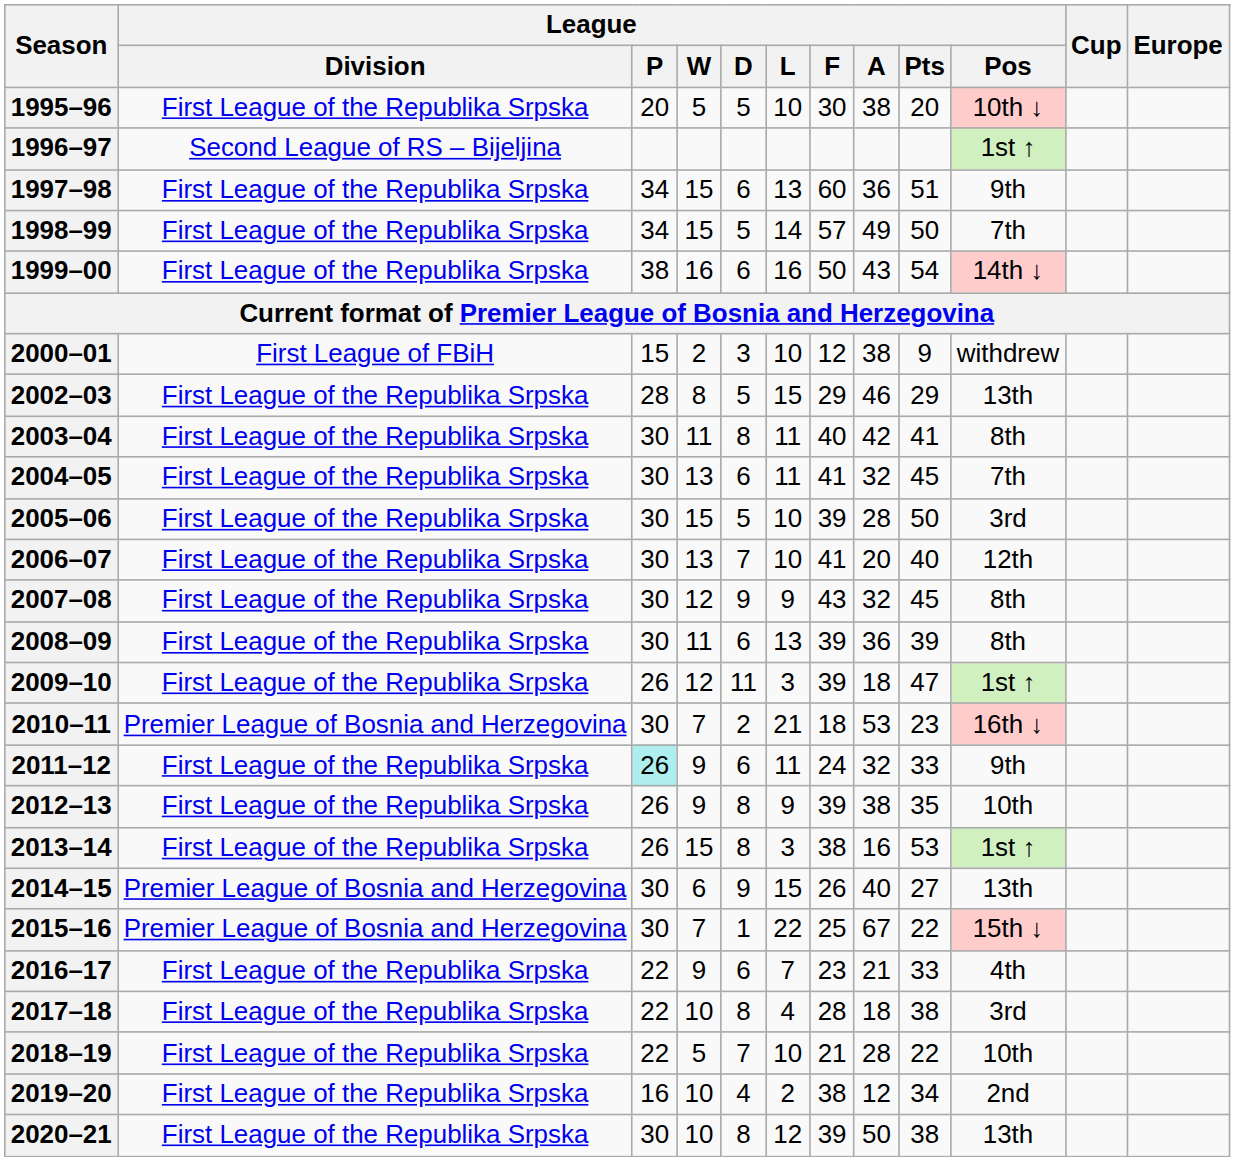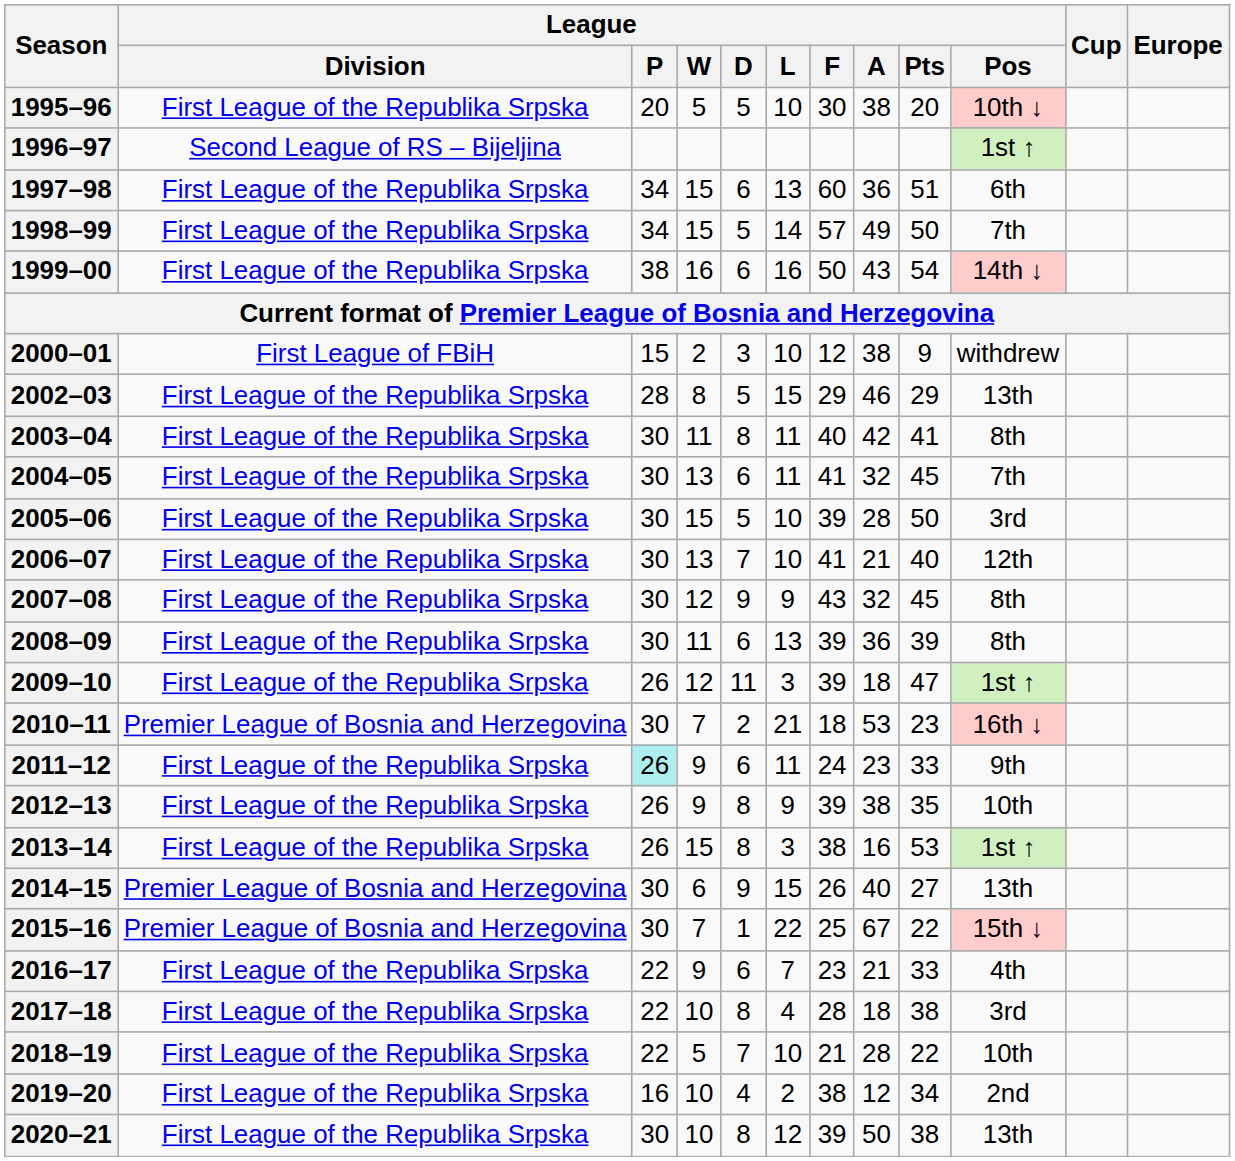(1008, 189) 9th -> (1008, 189) 6th
(876, 559) 20 -> (876, 559) 21
(876, 764) 32 -> (876, 764) 23
